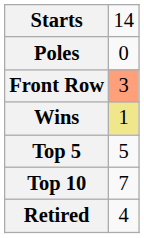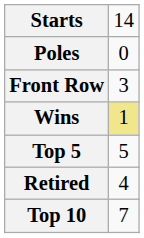(124, 85) lightsalmon background -> (124, 85) no background
rows swapped: (57, 183) <-> (57, 215)
